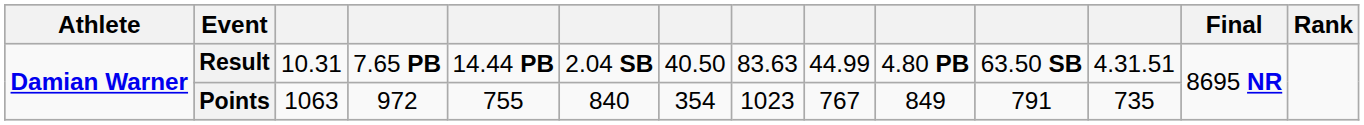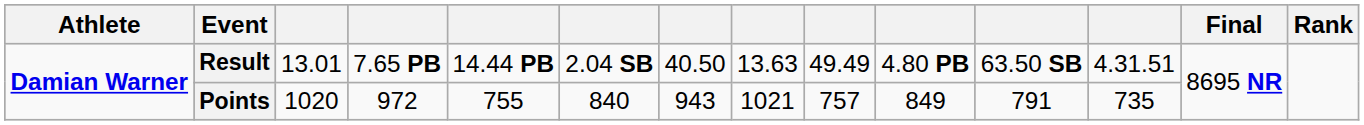(311, 63) 10.31 -> (311, 63) 13.01
(767, 63) 83.63 -> (767, 63) 13.63
(840, 63) 44.99 -> (840, 63) 49.49
(311, 101) 1063 -> (311, 101) 1020
(695, 101) 354 -> (695, 101) 943
(767, 101) 1023 -> (767, 101) 1021
(840, 101) 767 -> (840, 101) 757
